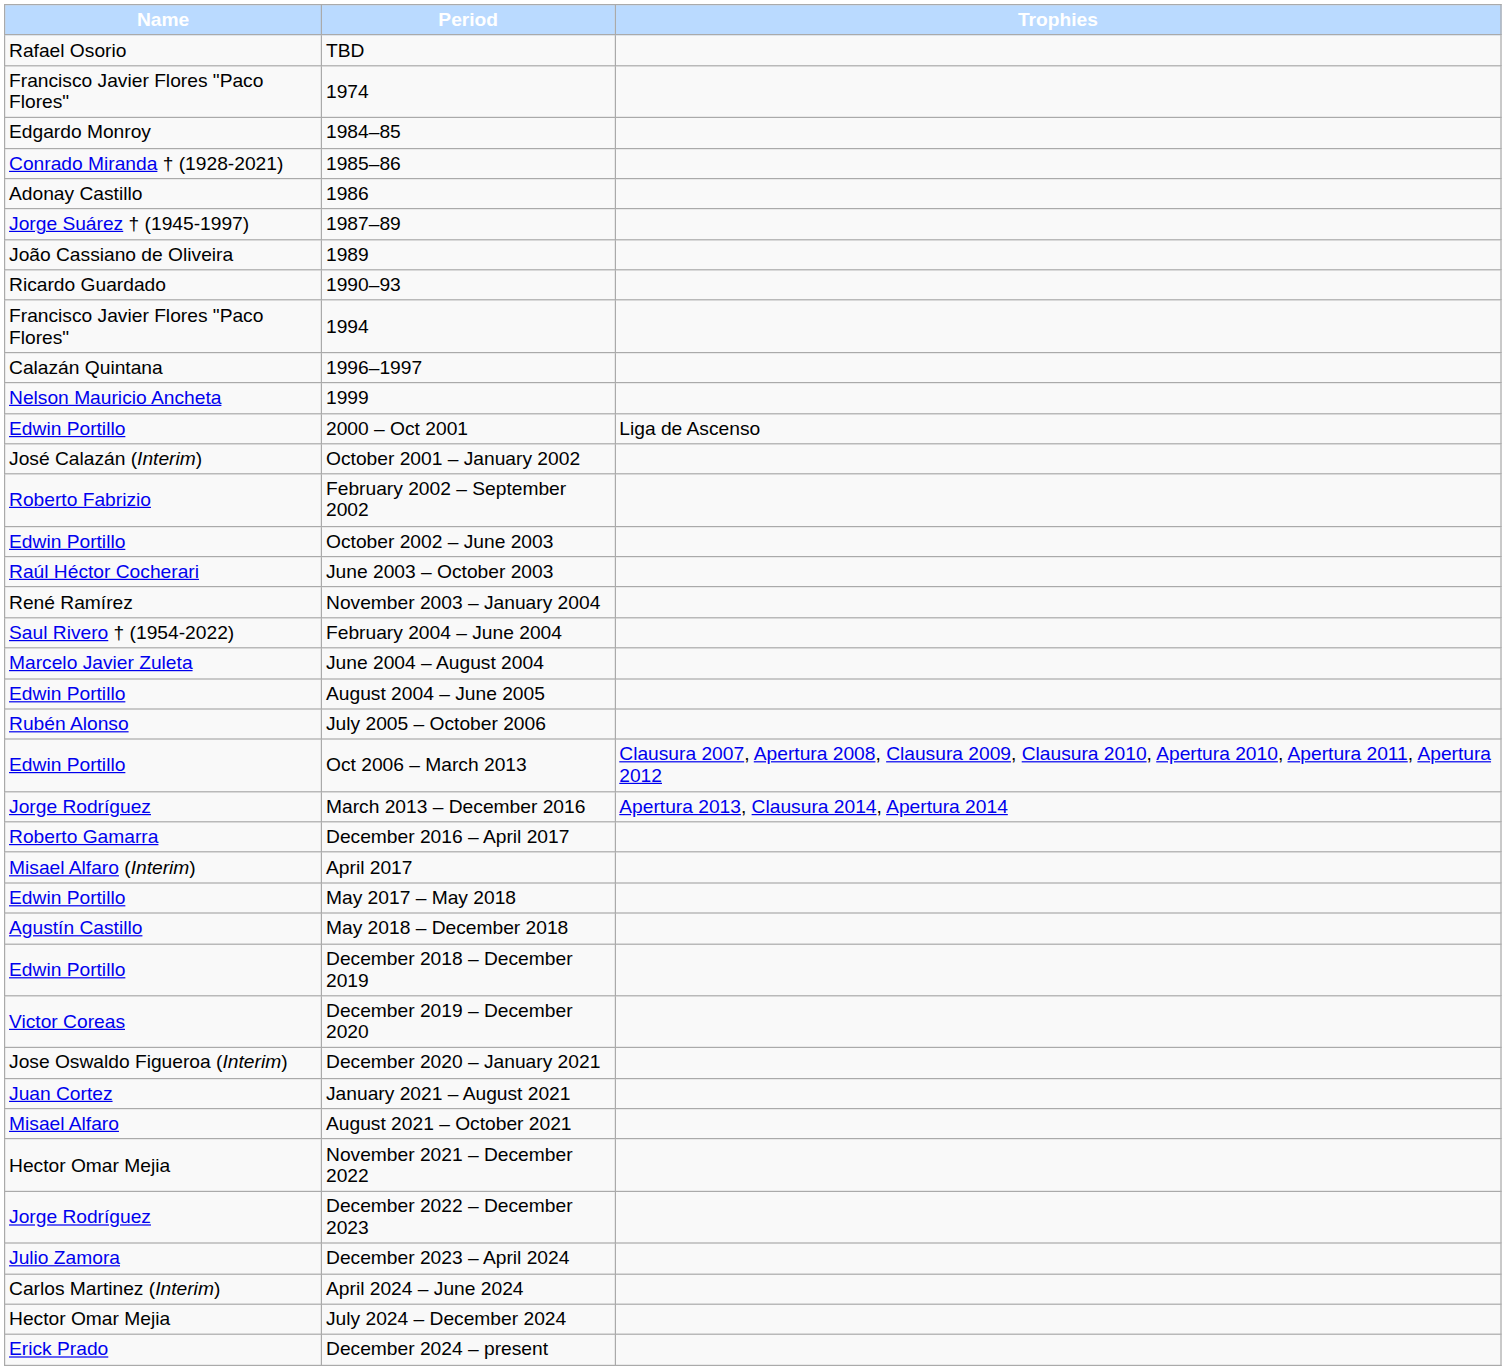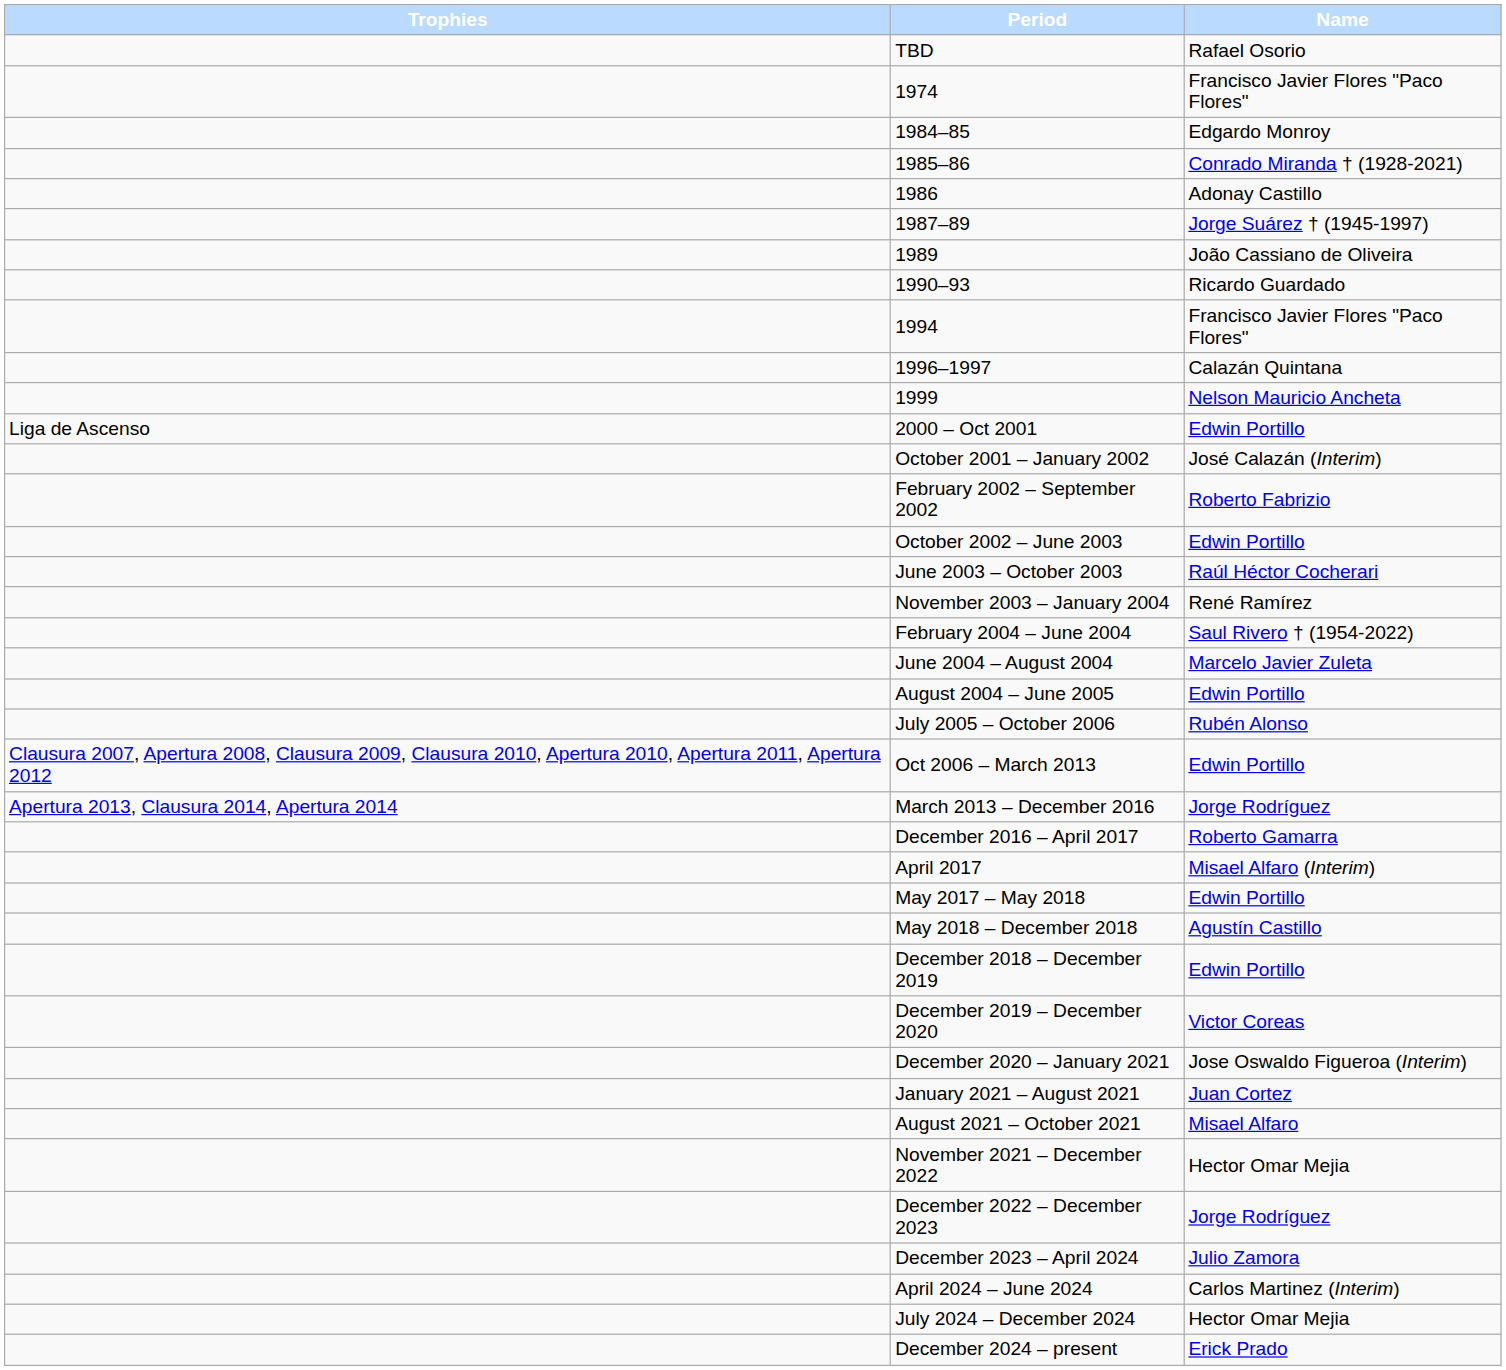columns swapped: (163, 19) <-> (1058, 19)
